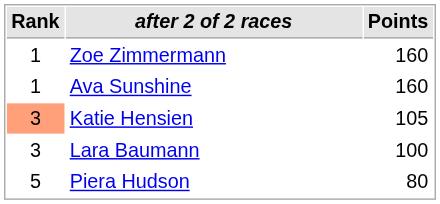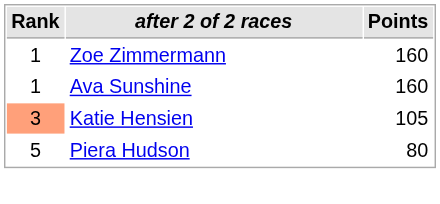- row: (135, 150)
